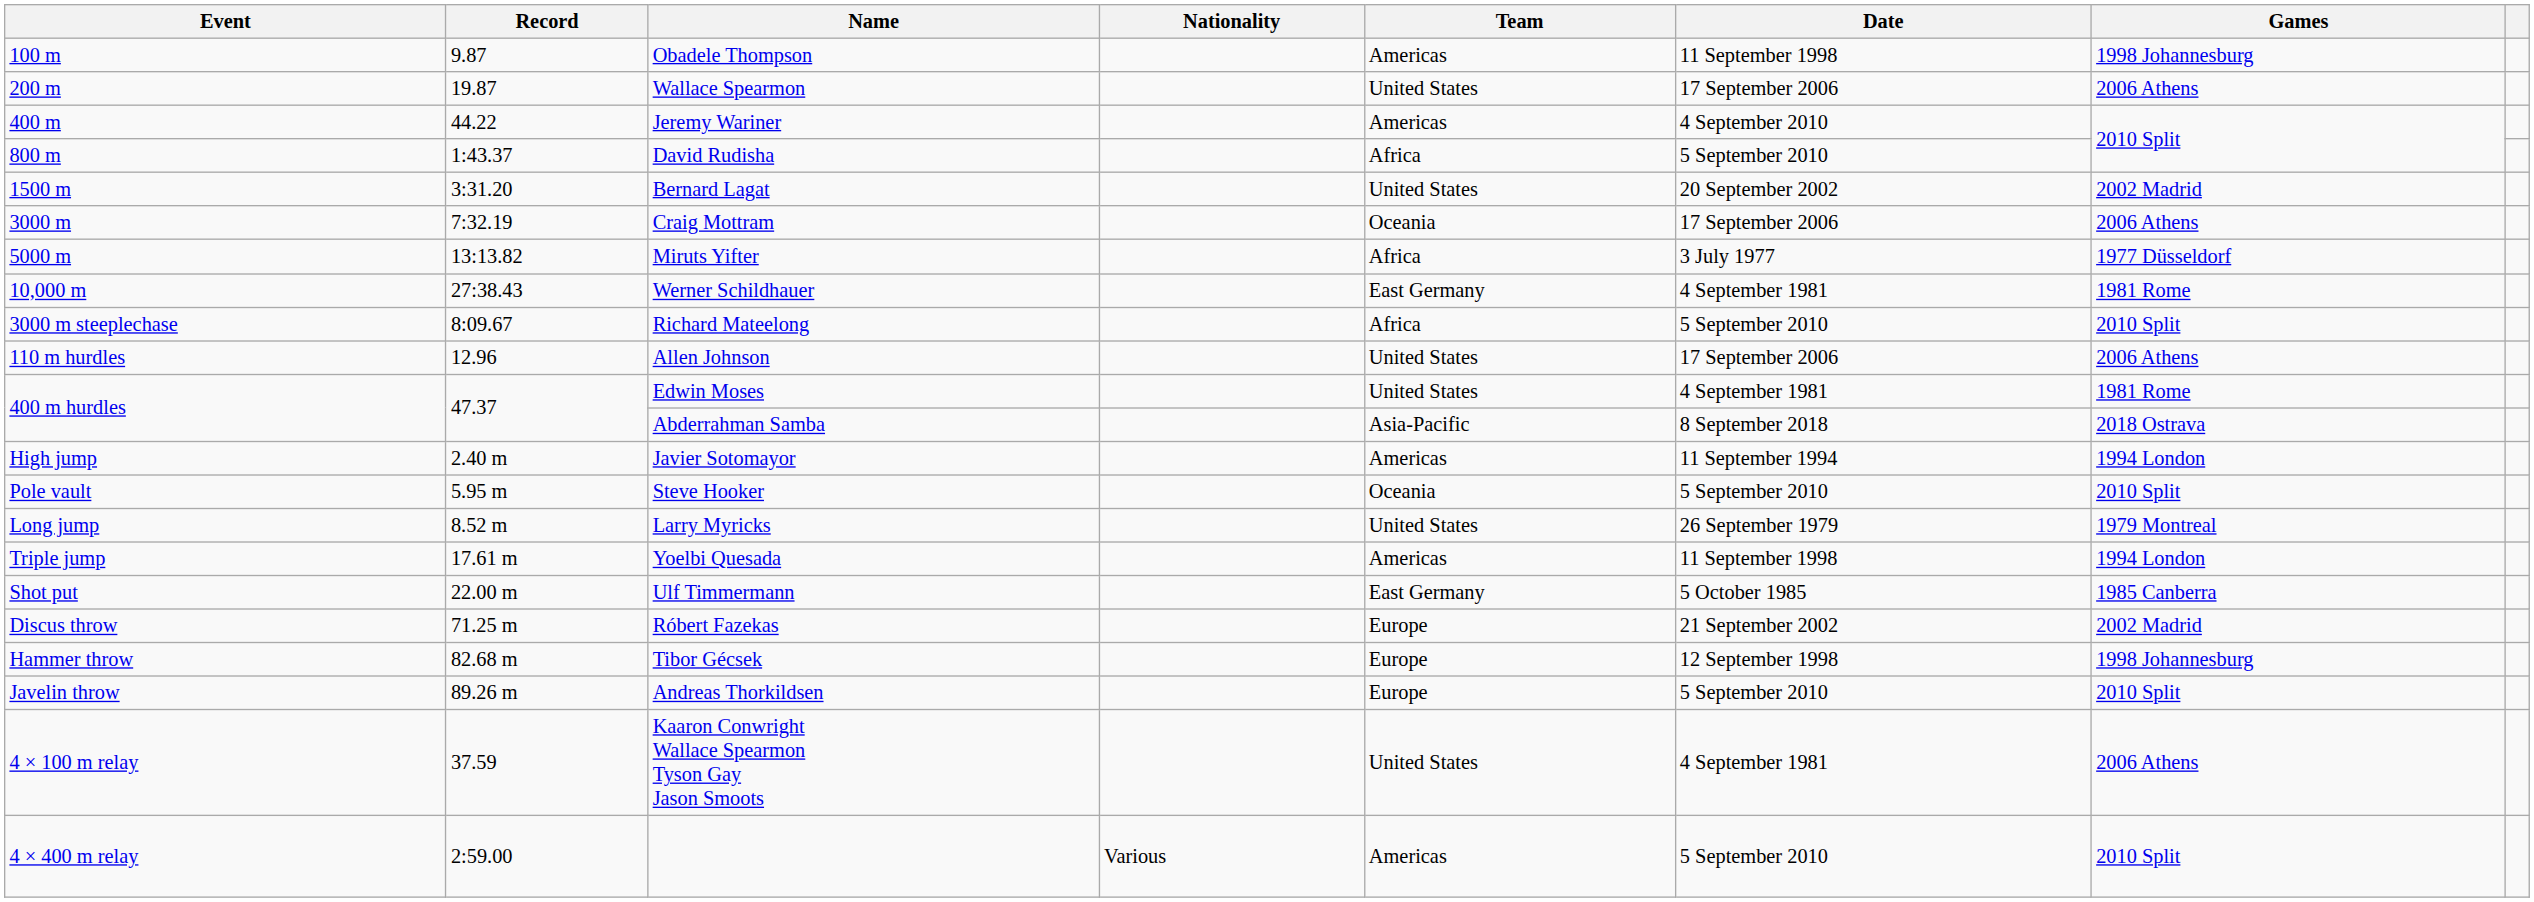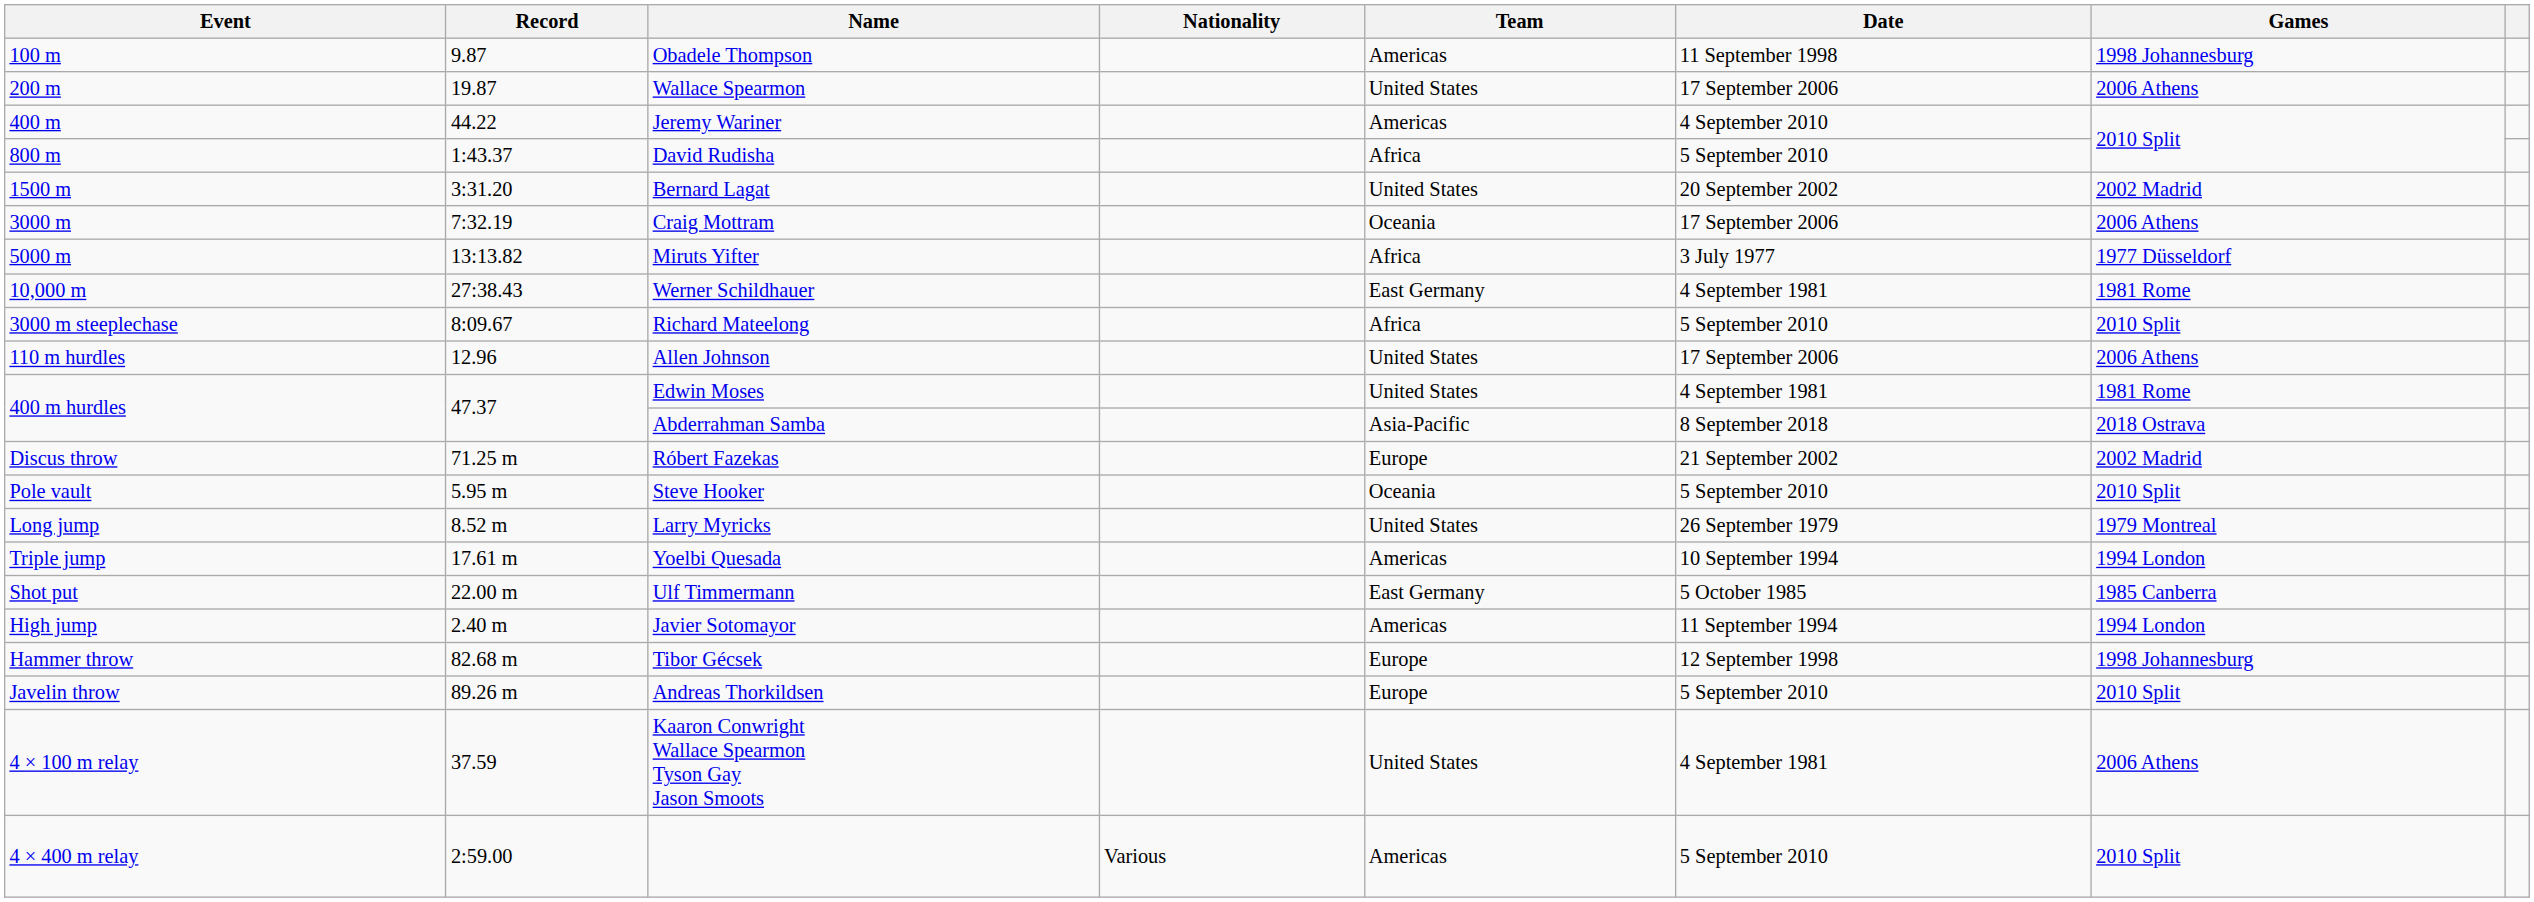rows swapped: (724, 458) <-> (716, 625)
(1759, 558) 11 September 1998 -> (1759, 558) 10 September 1994
